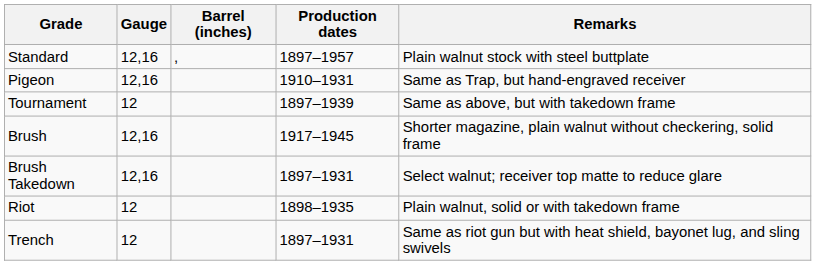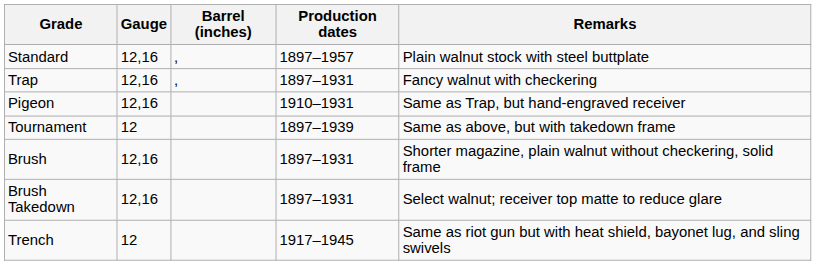+ row: (23, 80)
(317, 135) 1917–1945 -> (317, 159) 1897–1931
- row: (21, 208)
(317, 240) 1897–1931 -> (317, 240) 1917–1945
